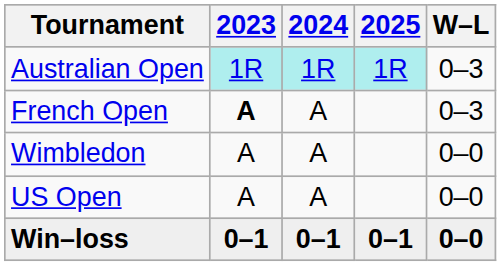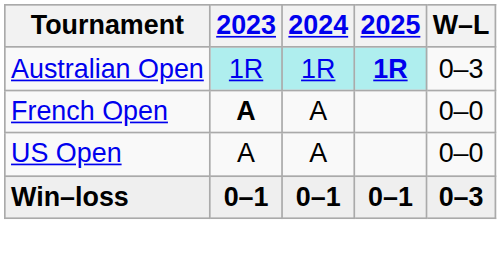(390, 68) normal -> (390, 68) bold
(461, 111) 0–3 -> (461, 111) 0–0
- row: (78, 153)
(461, 238) 0–0 -> (461, 196) 0–3
